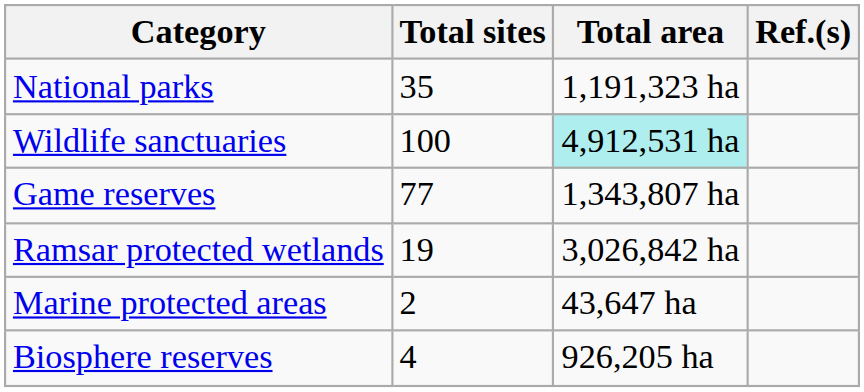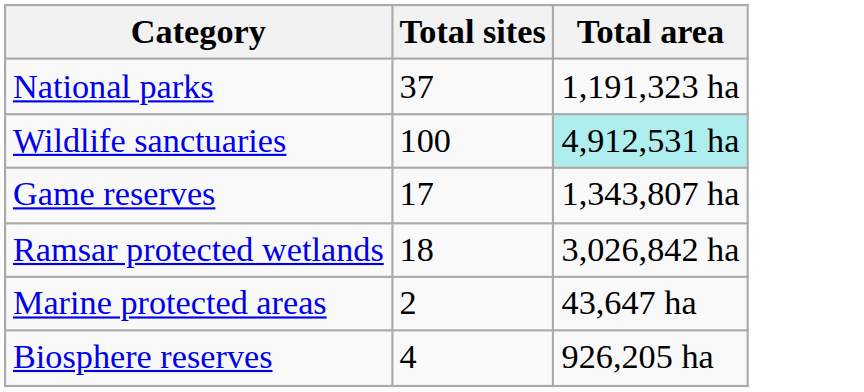- column: (803, 31)
(417, 85) 35 -> (417, 85) 37
(417, 194) 77 -> (417, 194) 17
(417, 248) 19 -> (417, 248) 18
